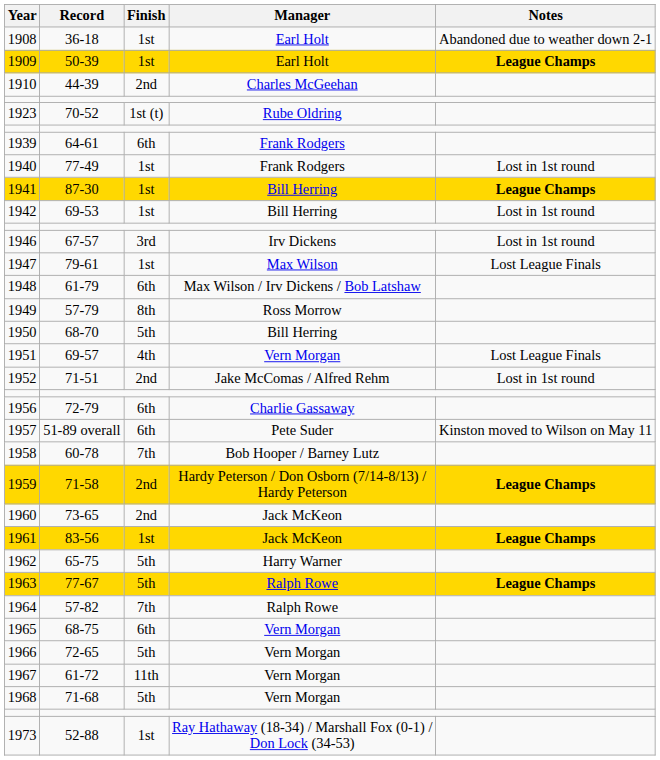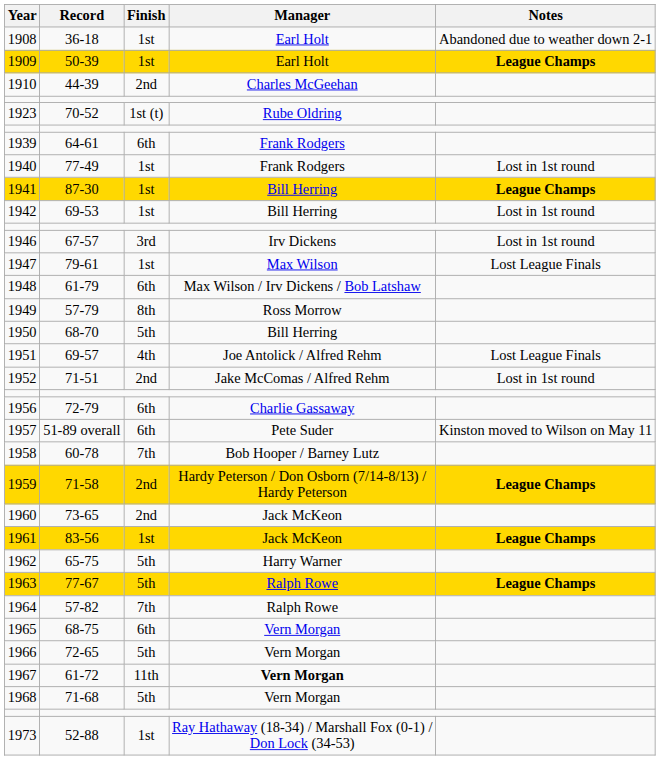(302, 355) Vern Morgan -> (302, 355) Joe Antolick / Alfred Rehm
(302, 675) normal -> (302, 675) bold
